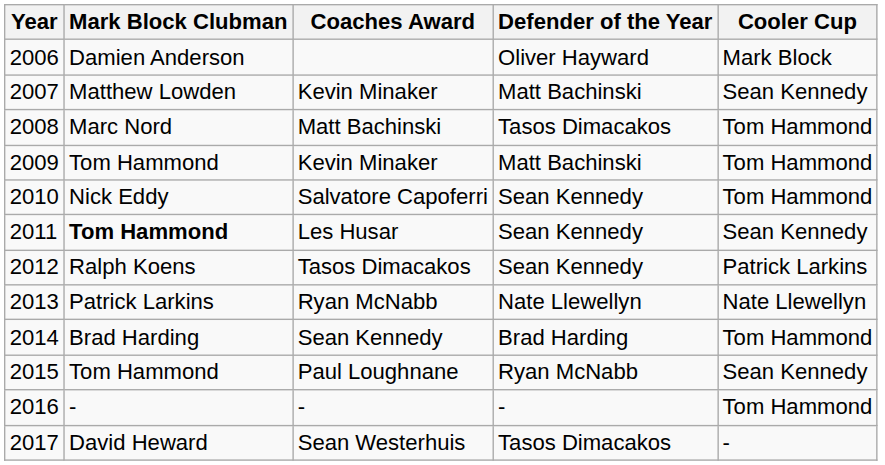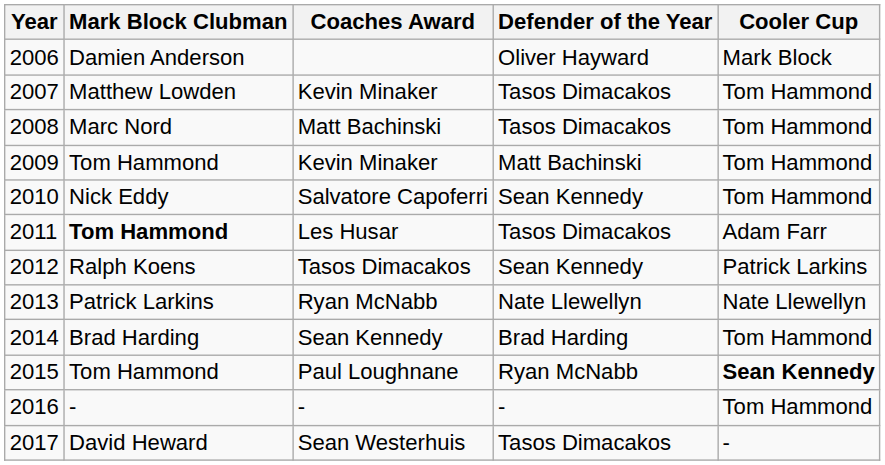(570, 92) Matt Bachinski -> (585, 92) Tasos Dimacakos
(795, 92) Sean Kennedy -> (797, 92) Tom Hammond
(571, 232) Sean Kennedy -> (585, 232) Tasos Dimacakos
(795, 232) Sean Kennedy -> (775, 232) Adam Farr
(795, 372) normal -> (799, 372) bold
